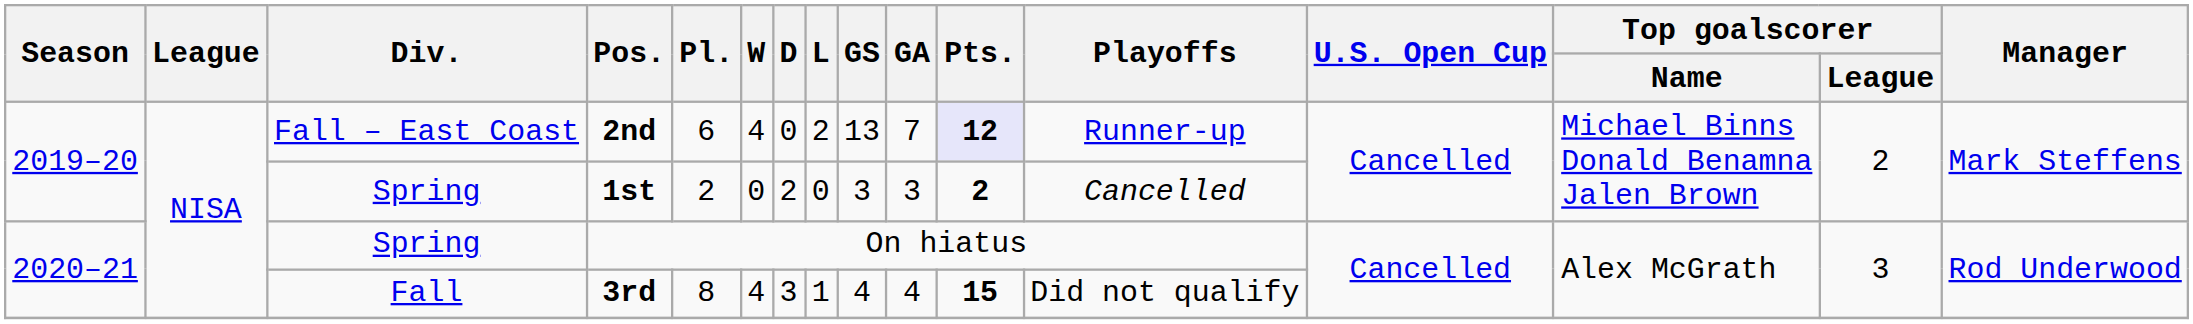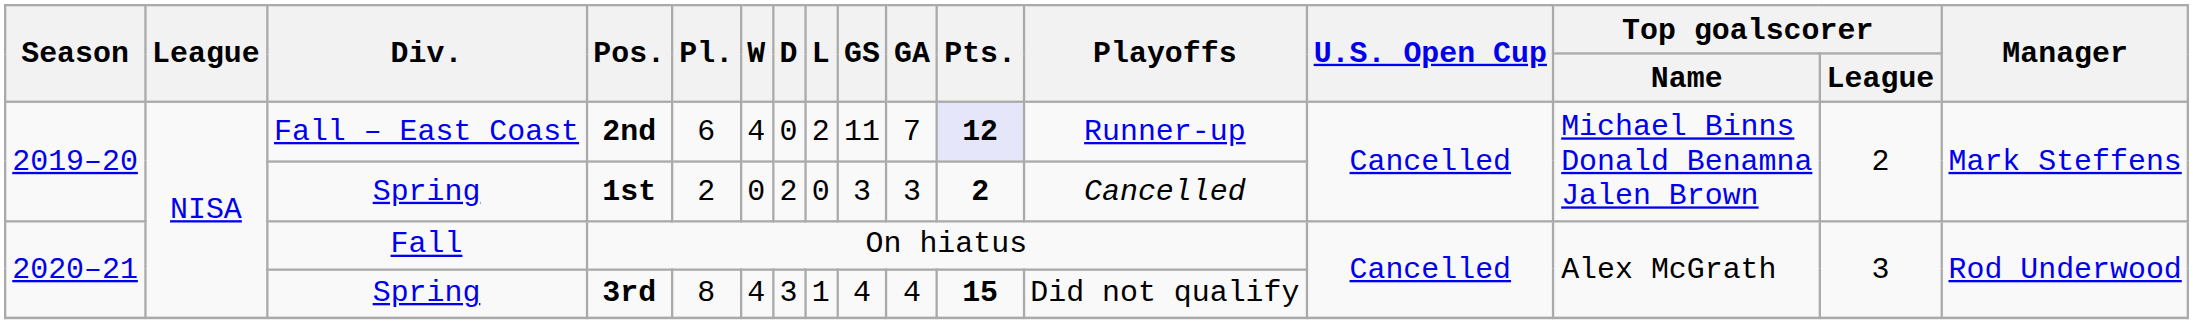(862, 132) 13 -> (862, 132) 11
(427, 245) Spring -> (427, 245) Fall
(427, 293) Fall -> (427, 293) Spring
